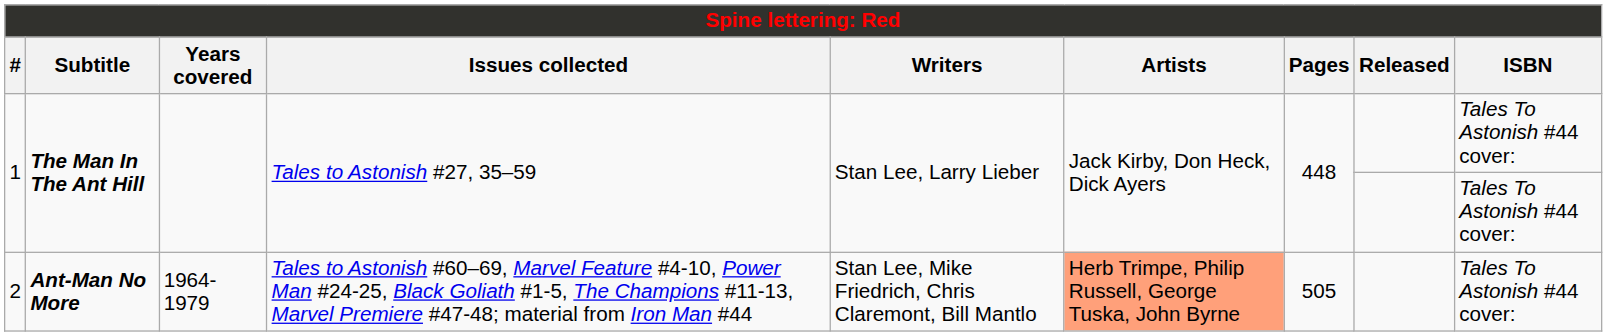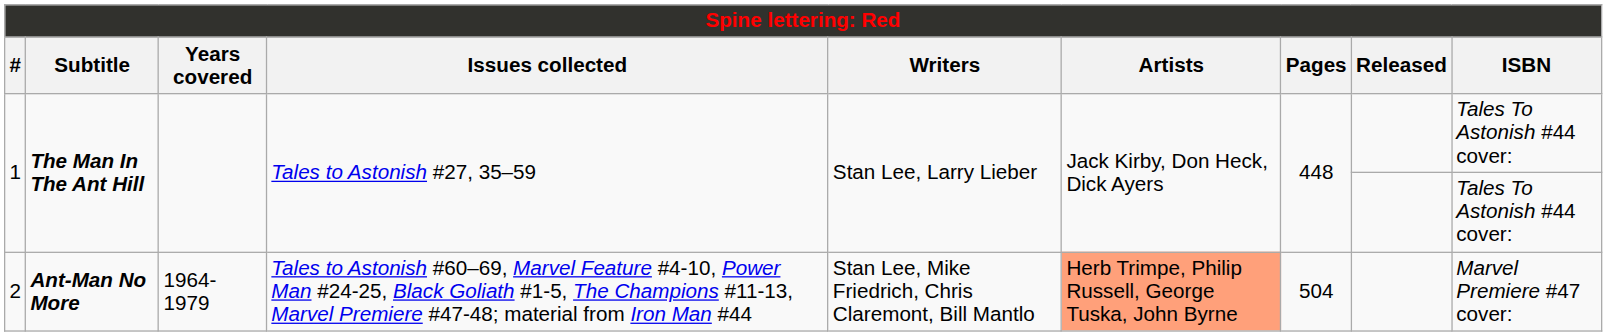(1319, 291) 505 -> (1316, 291) 504
(1519, 291) Tales To Astonish #44 cover: -> (1518, 291) Marvel Premiere #47 cover:
